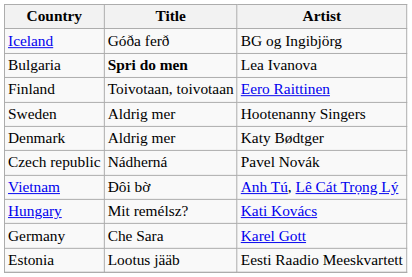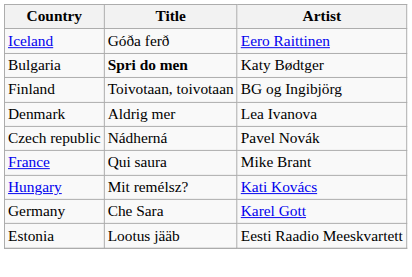(291, 41) BG og Ingibjörg -> (285, 41) Eero Raittinen
(279, 65) Lea Ivanova -> (282, 65) Katy Bødtger
(285, 89) Eero Raittinen -> (291, 89) BG og Ingibjörg
- row: (32, 114)
(282, 138) Katy Bødtger -> (279, 114) Lea Ivanova
+ row: (29, 162)
- row: (34, 187)
